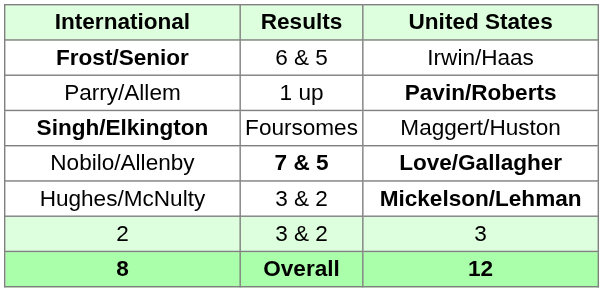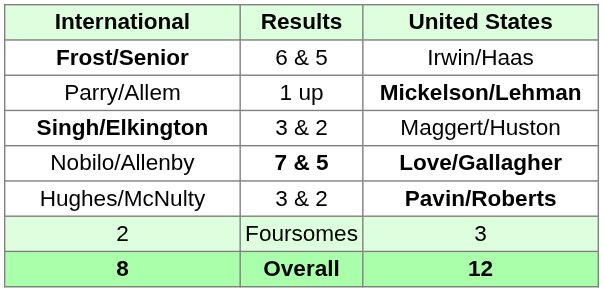(481, 92) Pavin/Roberts -> (481, 92) Mickelson/Lehman
(302, 127) Foursomes -> (302, 127) 3 & 2
(481, 198) Mickelson/Lehman -> (481, 198) Pavin/Roberts
(302, 233) 3 & 2 -> (302, 233) Foursomes
